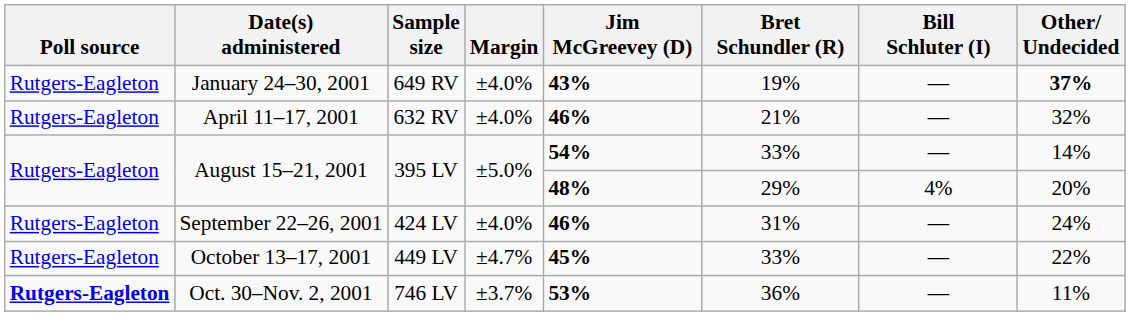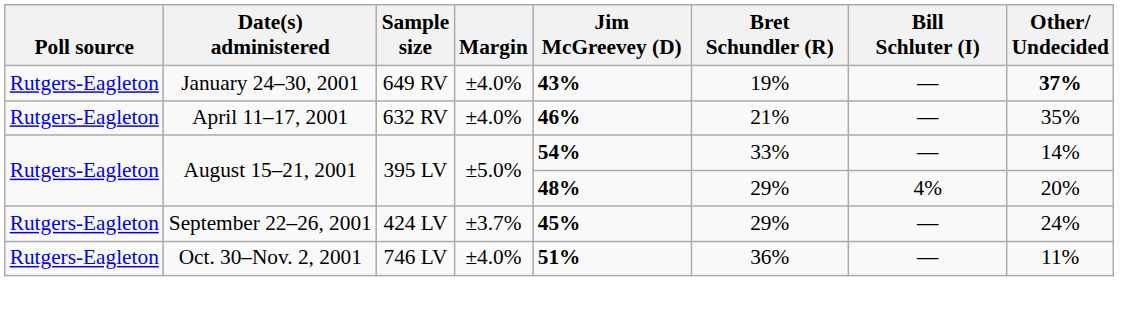(1071, 117) 32% -> (1060, 117) 35%
(504, 223) ±4.0% -> (493, 223) ±3.7%
(570, 223) 46% -> (559, 223) 45%
(780, 223) 31% -> (770, 223) 29%
- row: (281, 258)
(90, 293) bold -> (84, 258) normal
(504, 293) ±3.7% -> (493, 258) ±4.0%
(570, 293) 53% -> (559, 258) 51%
